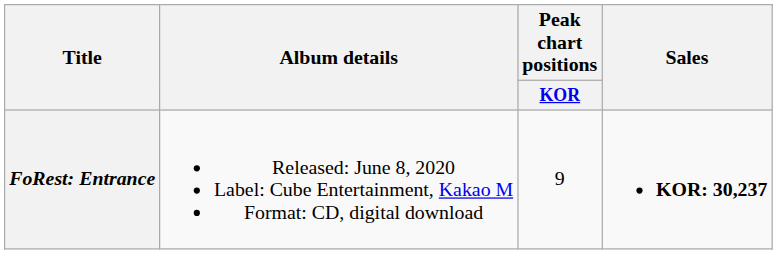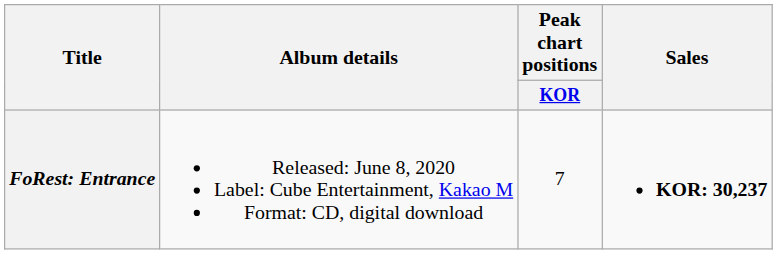(560, 179) 9 -> (560, 179) 7
